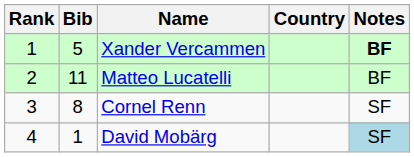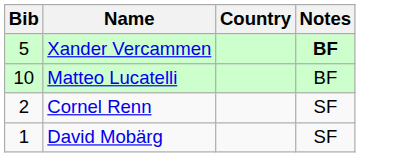- column: (32, 19)
(78, 78) 11 -> (24, 78) 10
(78, 107) 8 -> (24, 107) 2
(379, 136) lightblue background -> (325, 136) no background
